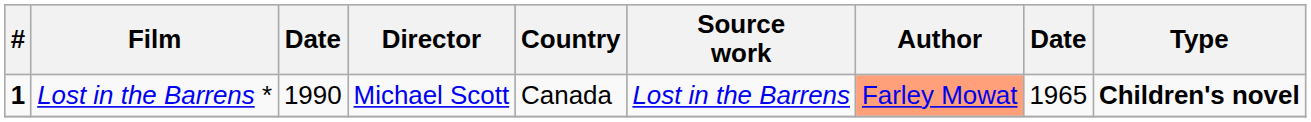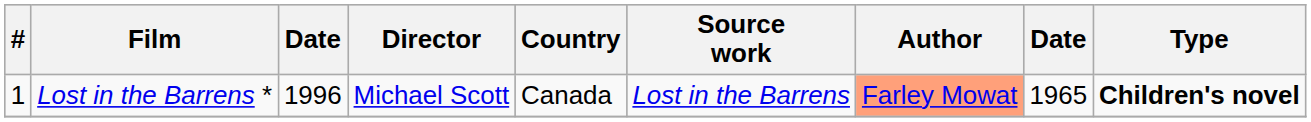(18, 95) bold -> (18, 95) normal
(313, 95) 1990 -> (313, 95) 1996
